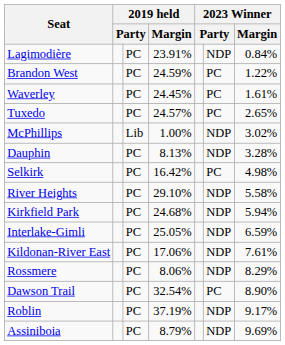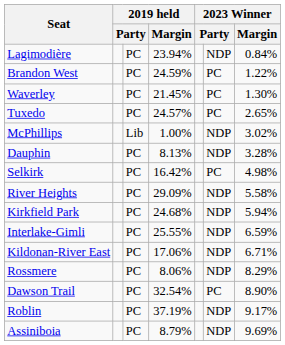(172, 53) 23.91% -> (172, 53) 23.94%
(172, 93) 24.45% -> (172, 93) 21.45%
(261, 93) 1.61% -> (261, 93) 1.30%
(172, 192) 29.10% -> (172, 192) 29.09%
(172, 232) 25.05% -> (172, 232) 25.55%
(261, 251) 7.61% -> (261, 251) 6.71%
